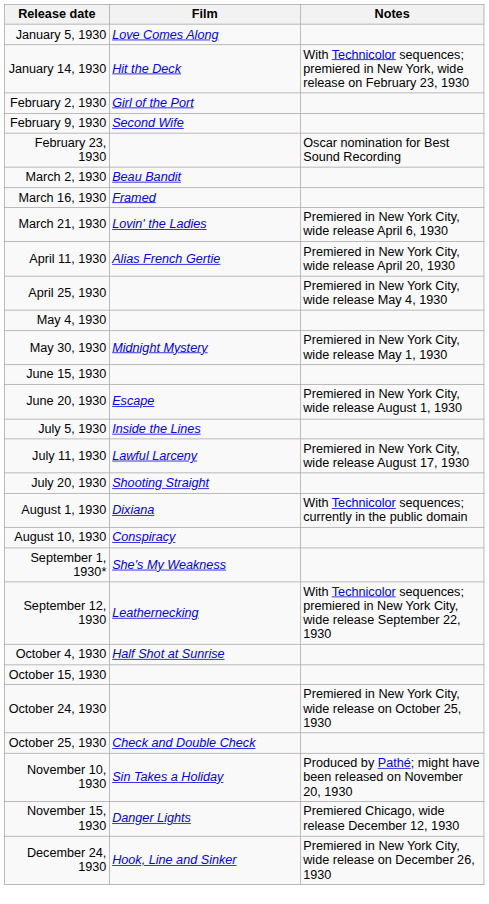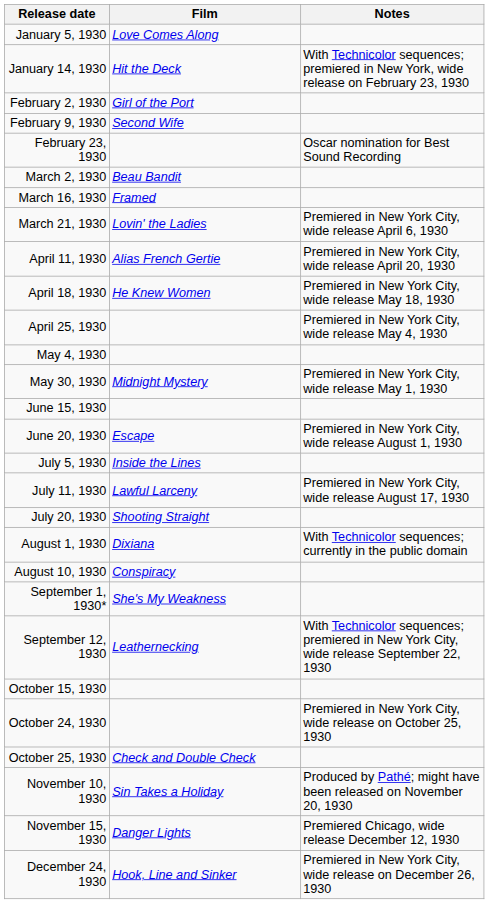+ row: (67, 293)
- row: (61, 654)
